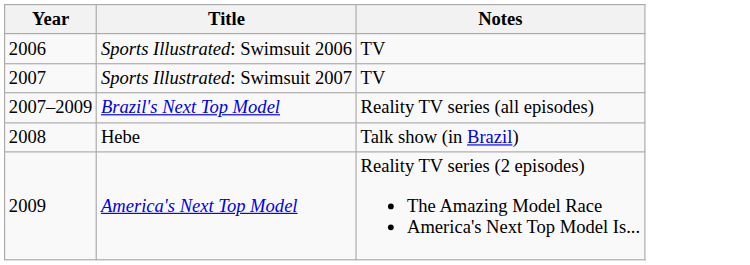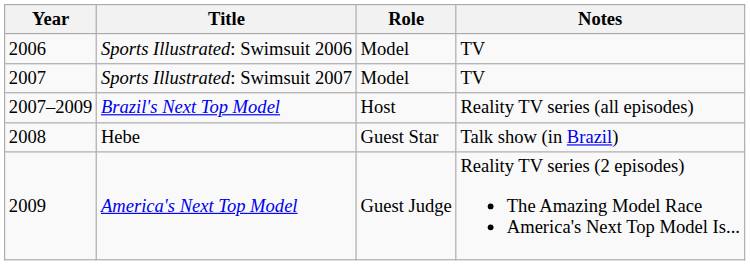+ column: (406, 19)
